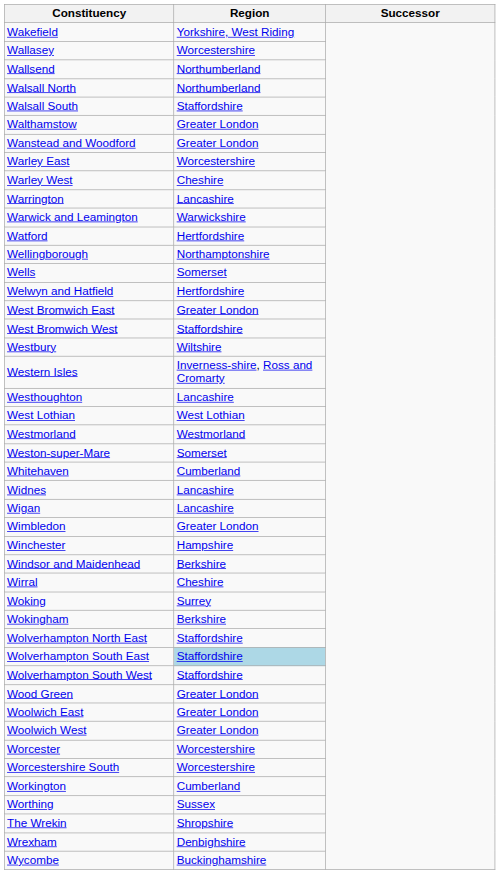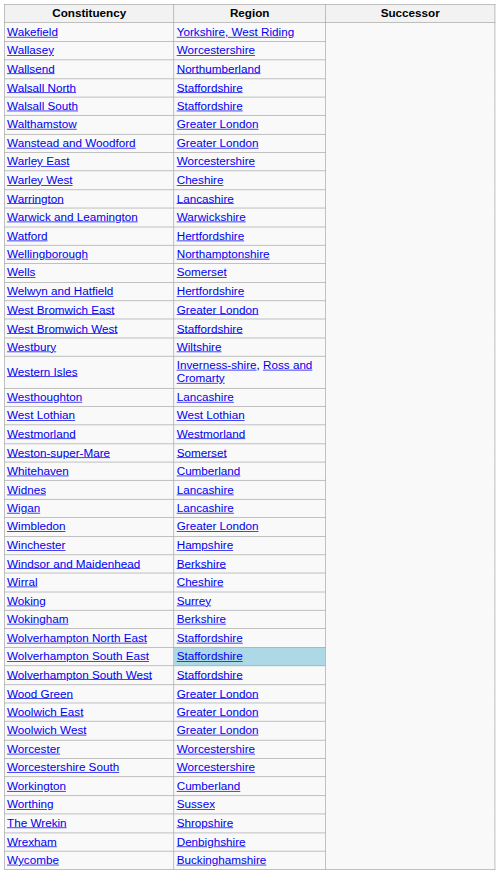(219, 87) Northumberland -> (210, 87) Staffordshire
